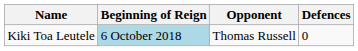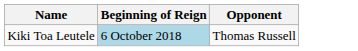- column: (326, 14)
